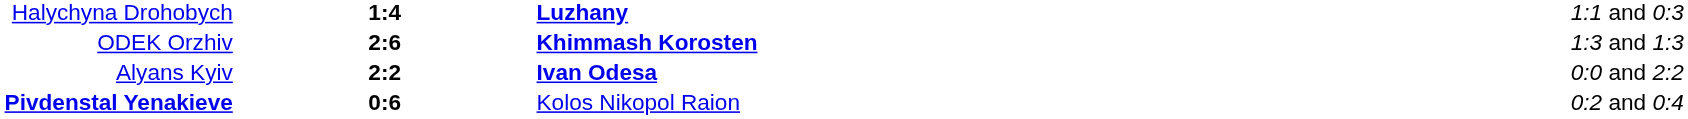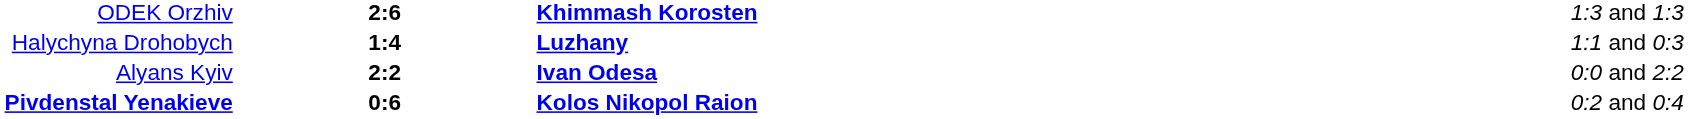rows swapped: (122, 12) <-> (165, 42)
(638, 102) normal -> (647, 102) bold
